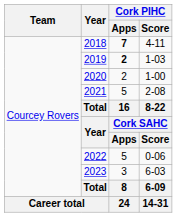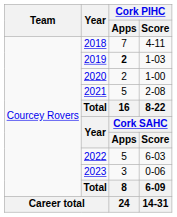(124, 44) bold -> (124, 44) normal
(155, 156) 0-06 -> (155, 156) 6-03
(155, 172) 6-03 -> (155, 172) 0-06
